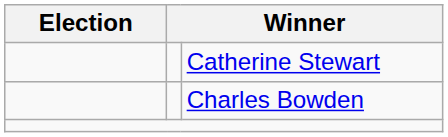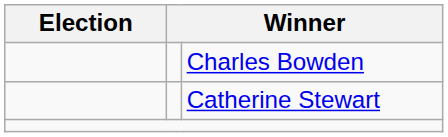rows swapped: (283, 61) <-> (275, 100)
